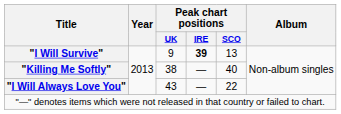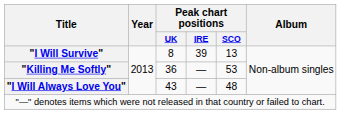(171, 54) 9 -> (171, 54) 8
(201, 54) bold -> (201, 54) normal
(171, 70) 38 -> (171, 70) 36
(231, 70) 40 -> (231, 70) 53
(231, 86) 22 -> (231, 86) 48
